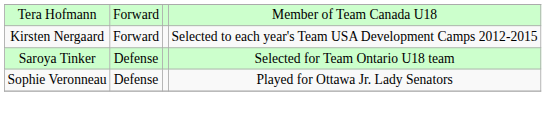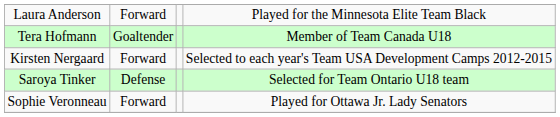+ row: (57, 15)
(136, 15) Forward -> (143, 36) Goaltender
(136, 79) Defense -> (143, 101) Forward
